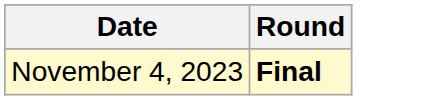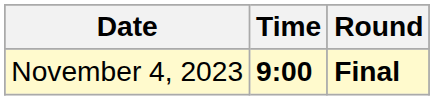+ column: (289, 26)
